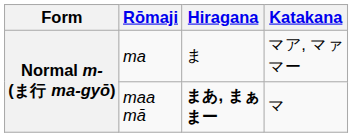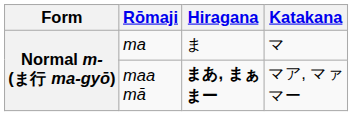(306, 55) マア, マァ マー -> (276, 44) マ
(276, 106) マ -> (306, 84) マア, マァ マー
